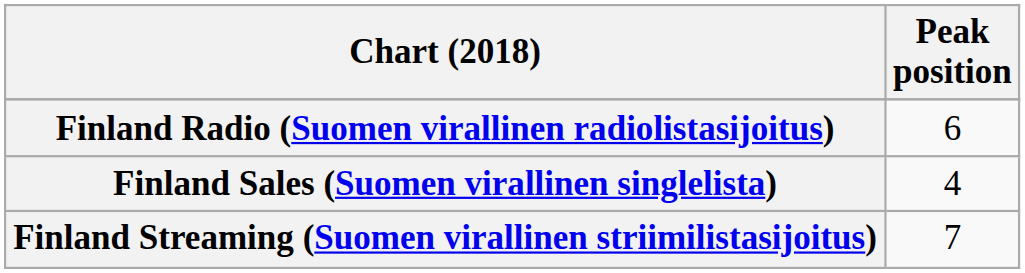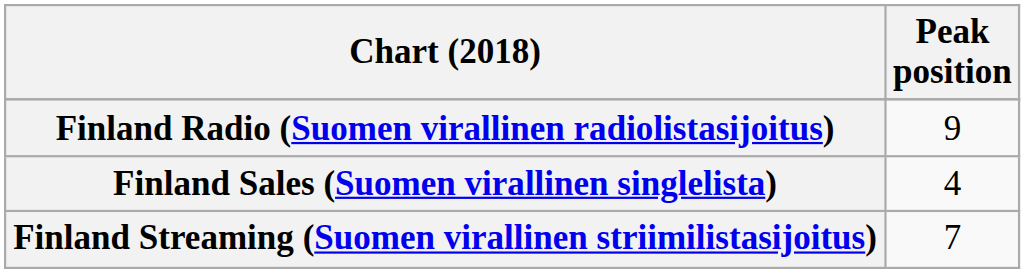(952, 127) 6 -> (952, 127) 9
